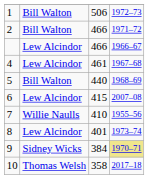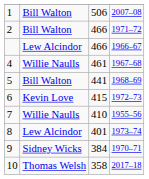(127, 13) 1972–73 -> (127, 13) 2007–08
(52, 64) Lew Alcindor -> (51, 64) Willie Naulls
(99, 81) 440 -> (99, 81) 441
(52, 98) Lew Alcindor -> (48, 98) Kevin Love
(127, 98) 2007–08 -> (127, 98) 1972–73
(127, 149) khaki background -> (127, 149) no background
